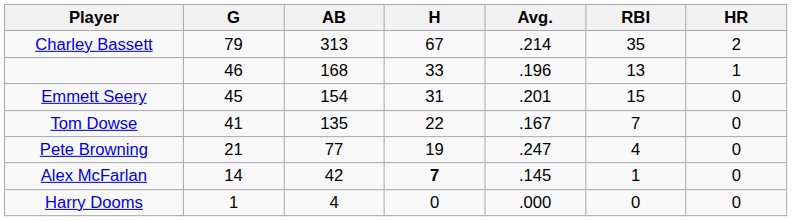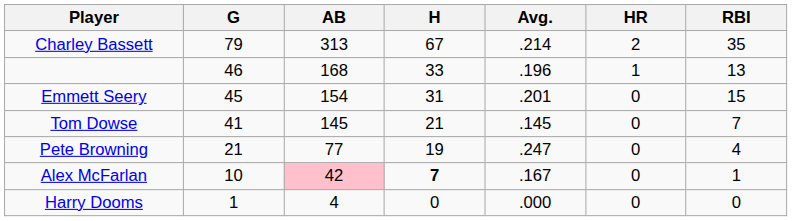columns swapped: (736, 17) <-> (636, 17)
(334, 123) 135 -> (334, 123) 145
(435, 123) 22 -> (435, 123) 21
(535, 123) .167 -> (535, 123) .145
(234, 176) 14 -> (234, 176) 10
(334, 176) no background -> (334, 176) pink background
(535, 176) .145 -> (535, 176) .167
